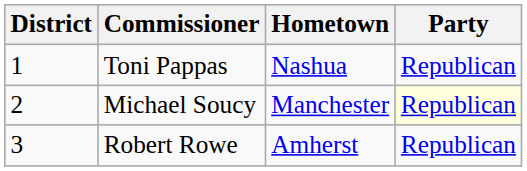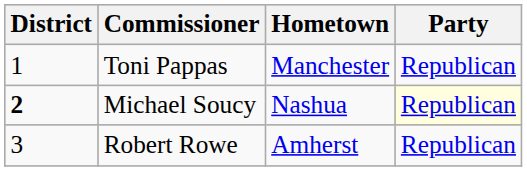(309, 64) Nashua -> (330, 64) Manchester
(17, 104) normal -> (17, 104) bold
(330, 104) Manchester -> (309, 104) Nashua
